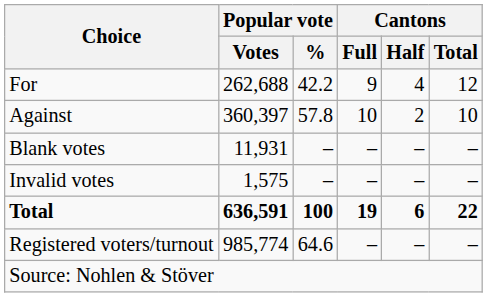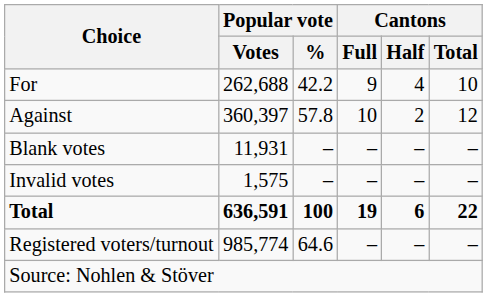(468, 84) 12 -> (468, 84) 10
(468, 116) 10 -> (468, 116) 12
